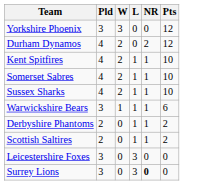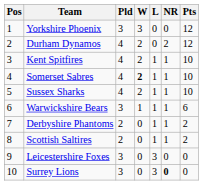+ column: (14, 12)
(120, 76) normal -> (140, 76) bold
